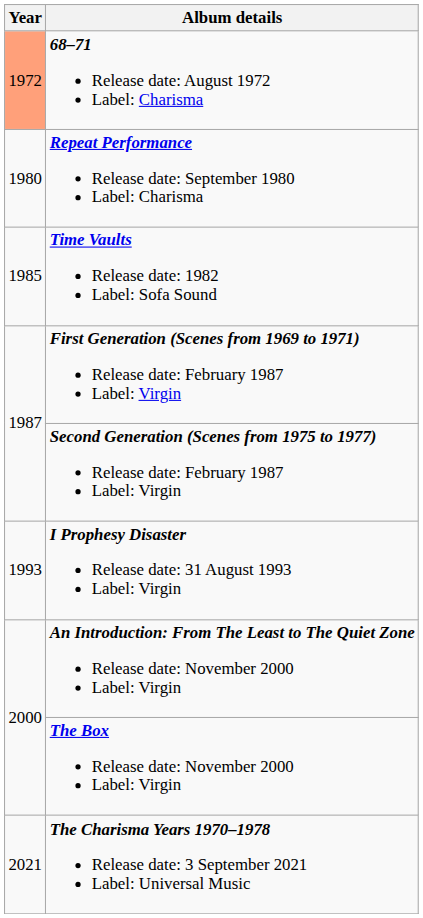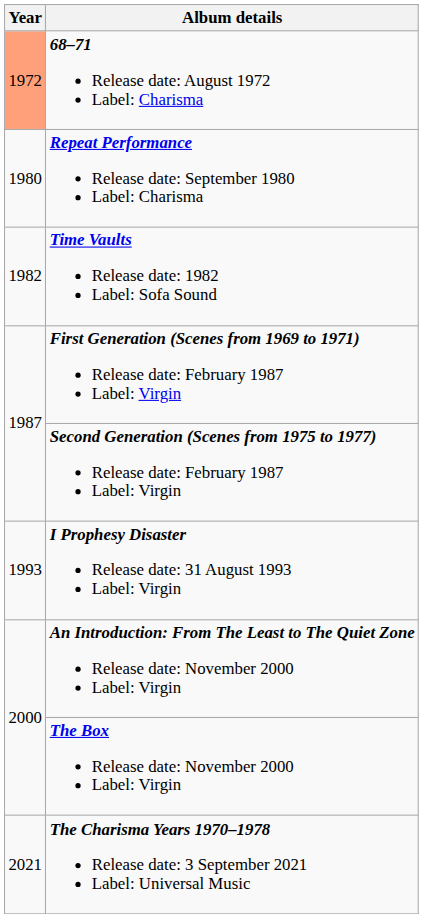(25, 276) 1985 -> (25, 276) 1982
